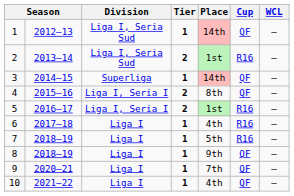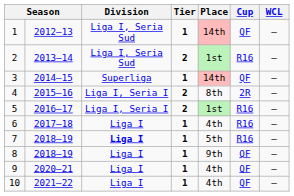(245, 93) QF -> (245, 93) 2R
(127, 138) normal -> (127, 138) bold
(214, 169) 7th -> (214, 169) 4th
